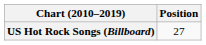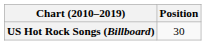(179, 31) 27 -> (179, 31) 30
